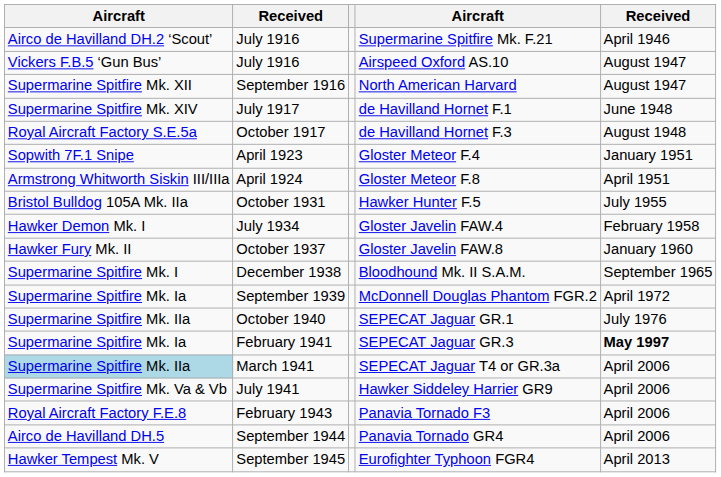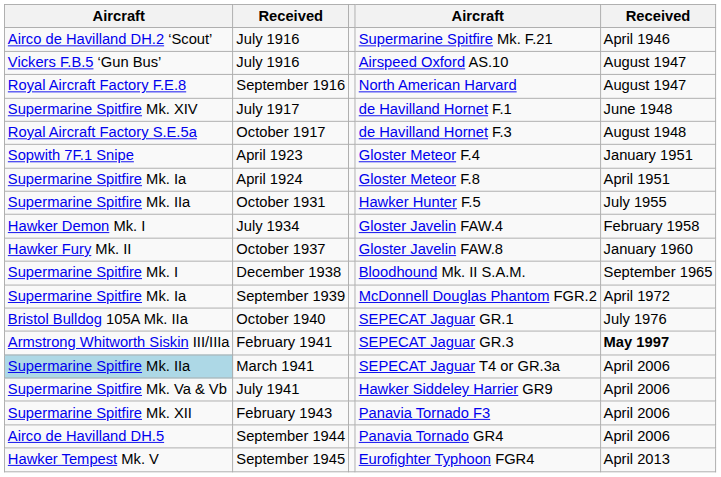(100, 86) Supermarine Spitfire Mk. XII -> (97, 86) Royal Aircraft Factory F.E.8
(119, 179) Armstrong Whitworth Siskin III/IIIa -> (97, 179) Supermarine Spitfire Mk. Ia
(98, 202) Bristol Bulldog 105A Mk. IIa -> (99, 202) Supermarine Spitfire Mk. IIa
(99, 319) Supermarine Spitfire Mk. IIa -> (98, 319) Bristol Bulldog 105A Mk. IIa
(97, 343) Supermarine Spitfire Mk. Ia -> (119, 343) Armstrong Whitworth Siskin III/IIIa
(97, 413) Royal Aircraft Factory F.E.8 -> (100, 413) Supermarine Spitfire Mk. XII
